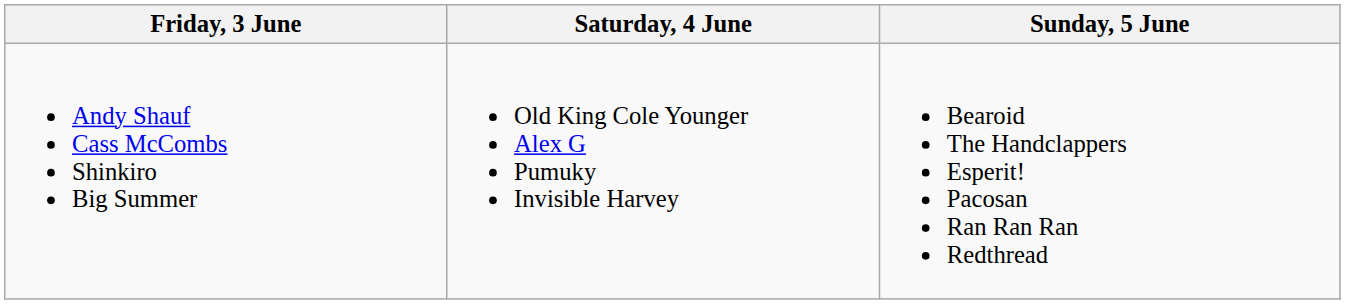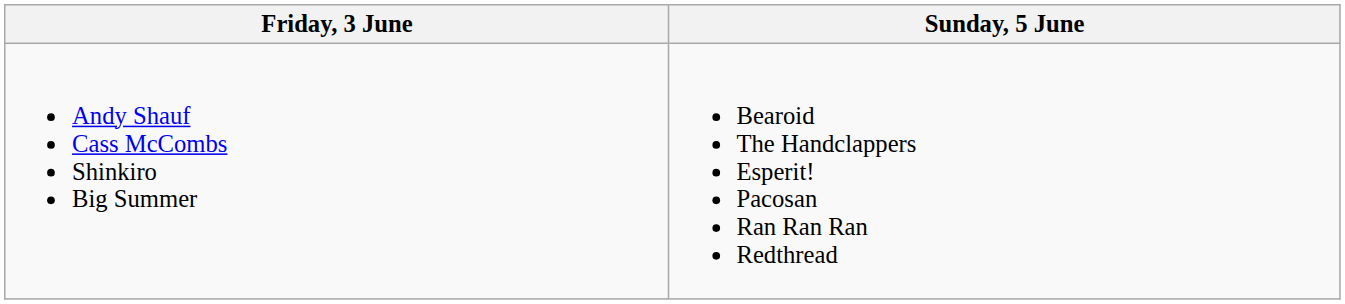- column: (663, 24)
